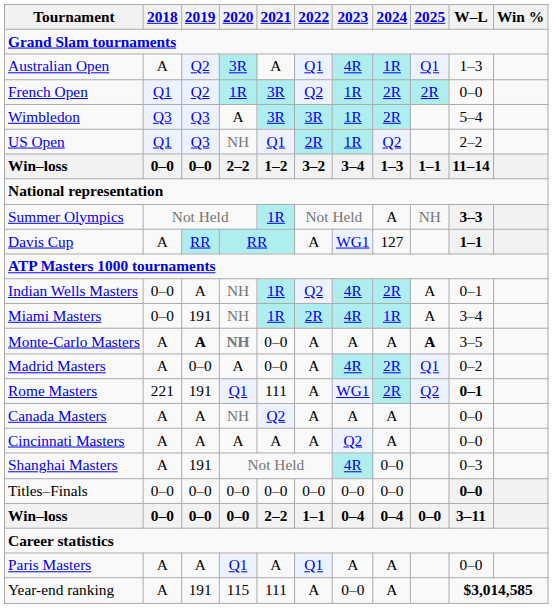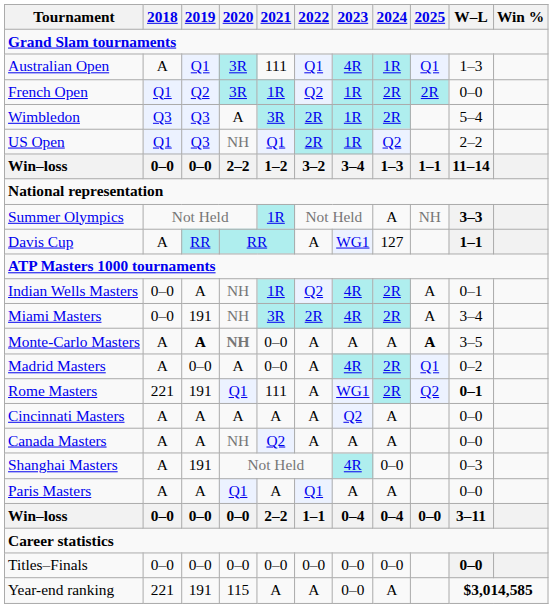(200, 66) Q2 -> (200, 66) Q1
(276, 66) A -> (276, 66) 111
(238, 91) 1R -> (238, 91) 3R
(276, 91) 3R -> (276, 91) 1R
(314, 116) 3R -> (314, 116) 2R
(276, 315) 1R -> (276, 315) 3R
(392, 315) 1R -> (392, 315) 2R
rows swapped: (57, 415) <-> (66, 440)
rows swapped: (50, 565) <-> (48, 490)
(162, 590) A -> (162, 590) 221
(276, 590) 111 -> (276, 590) A
